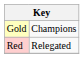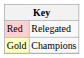rows swapped: (17, 28) <-> (15, 45)
